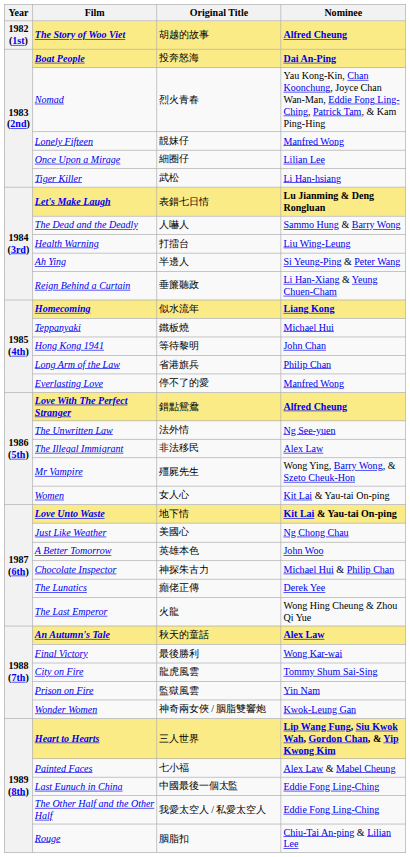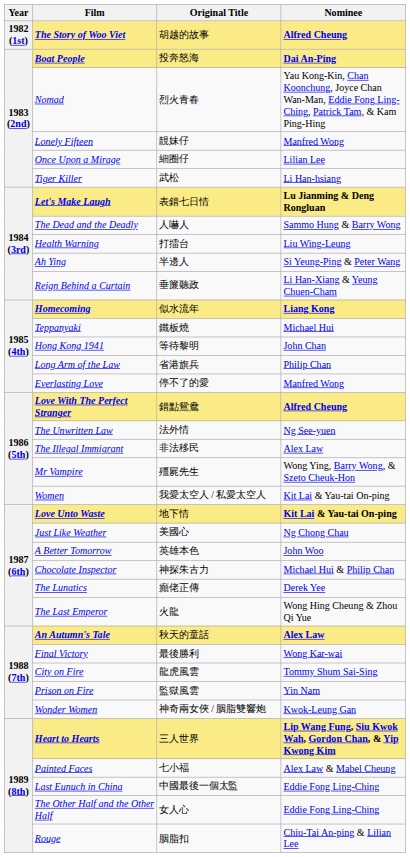(174, 495) 女人心 -> (213, 495) 我愛太空人 / 私愛太空人
(213, 810) 我愛太空人 / 私愛太空人 -> (174, 810) 女人心
